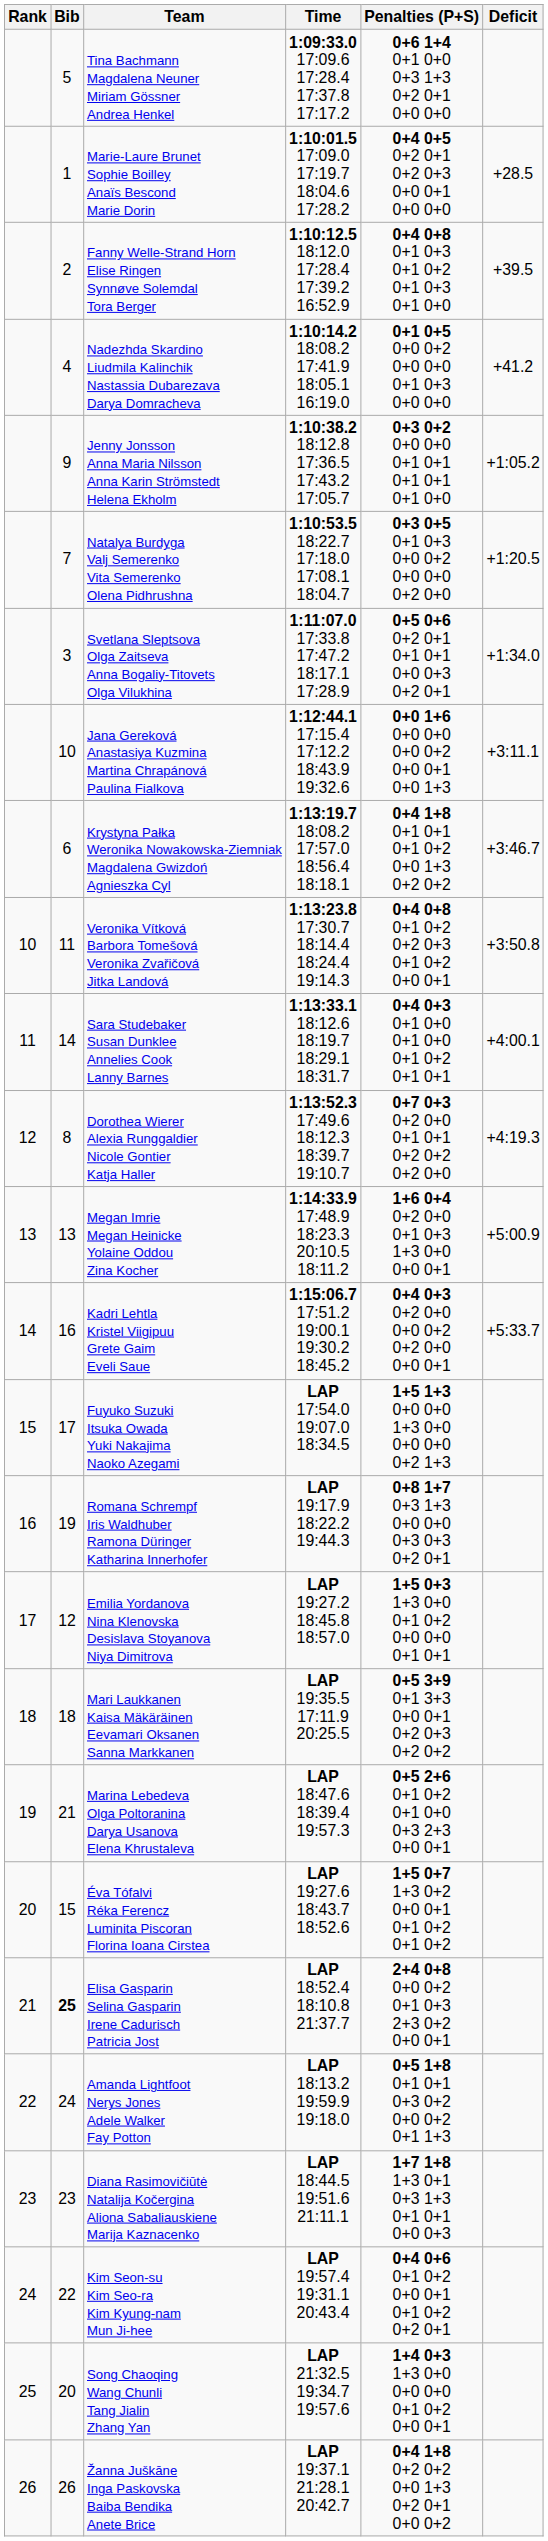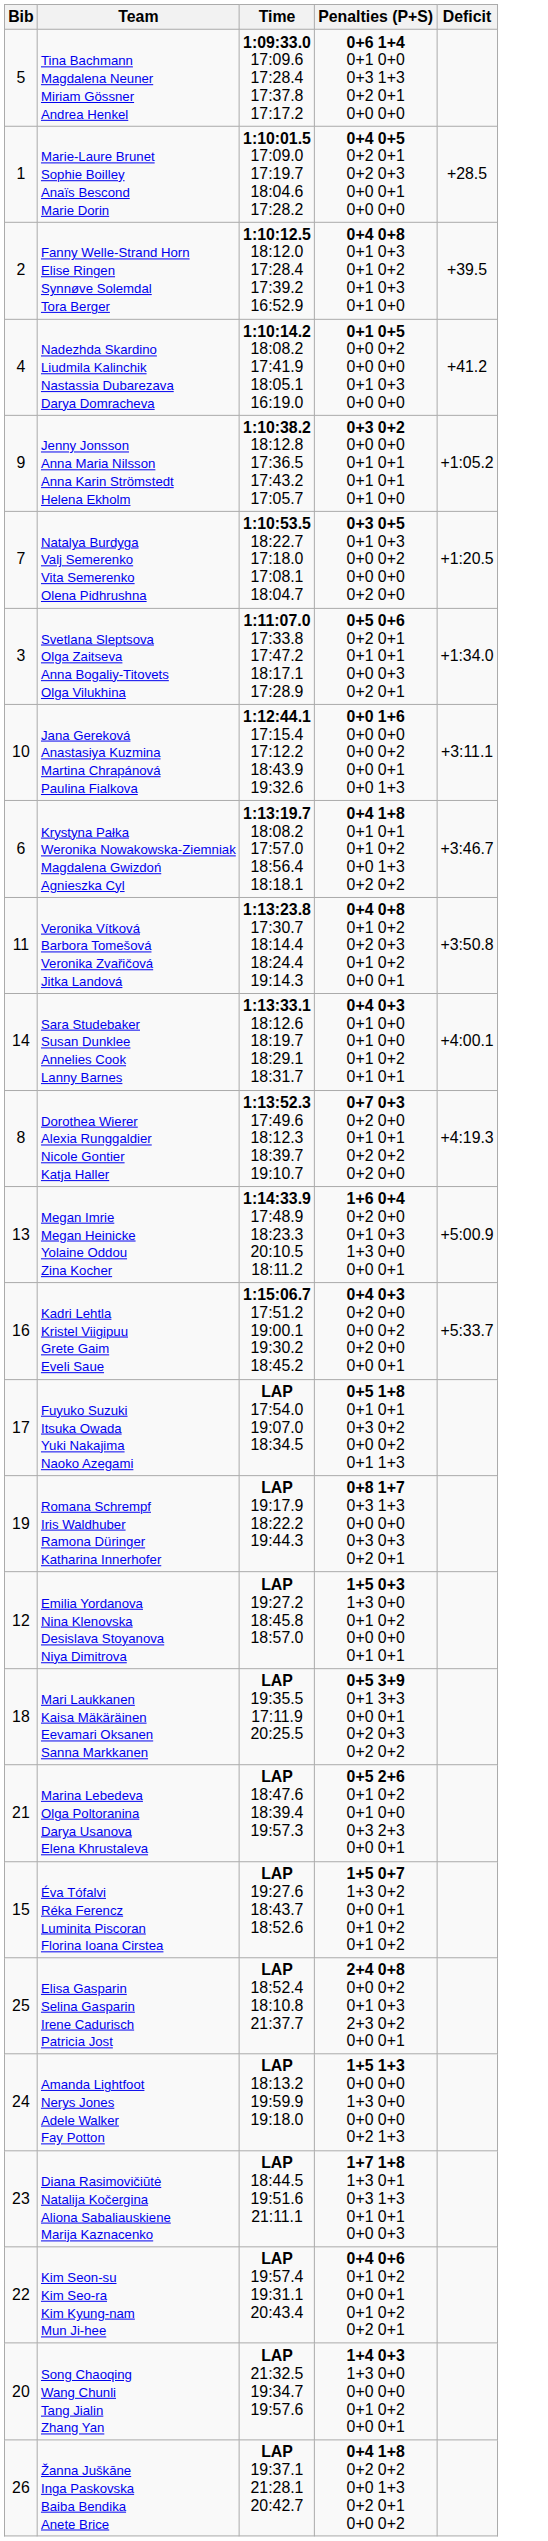- column: (28, 17)
(422, 1427) 1+5 1+3 0+0 0+0 1+3 0+0 0+0 0+0 0+2 1+3 -> (376, 1427) 0+5 1+8 0+1 0+1 0+3 0+2 0+0 0+2 0+1 1+3
(67, 2005) bold -> (21, 2005) normal
(422, 2102) 0+5 1+8 0+1 0+1 0+3 0+2 0+0 0+2 0+1 1+3 -> (376, 2102) 1+5 1+3 0+0 0+0 1+3 0+0 0+0 0+0 0+2 1+3
